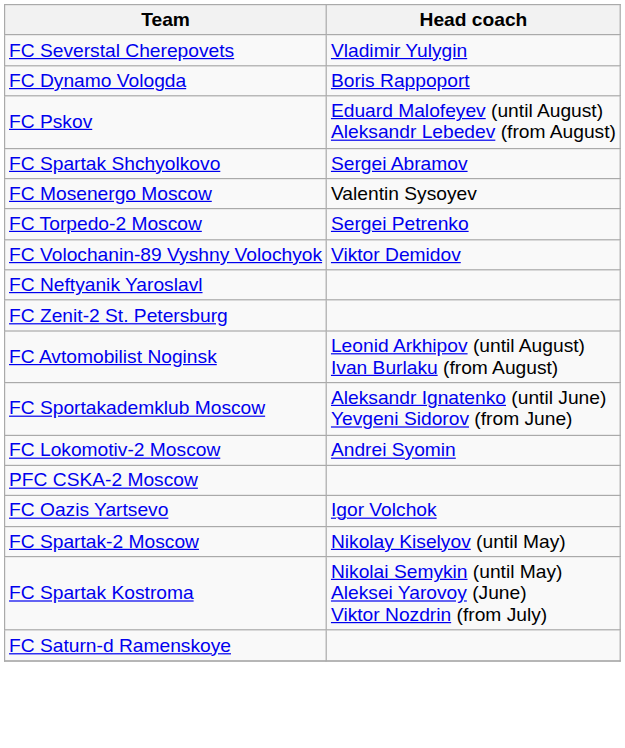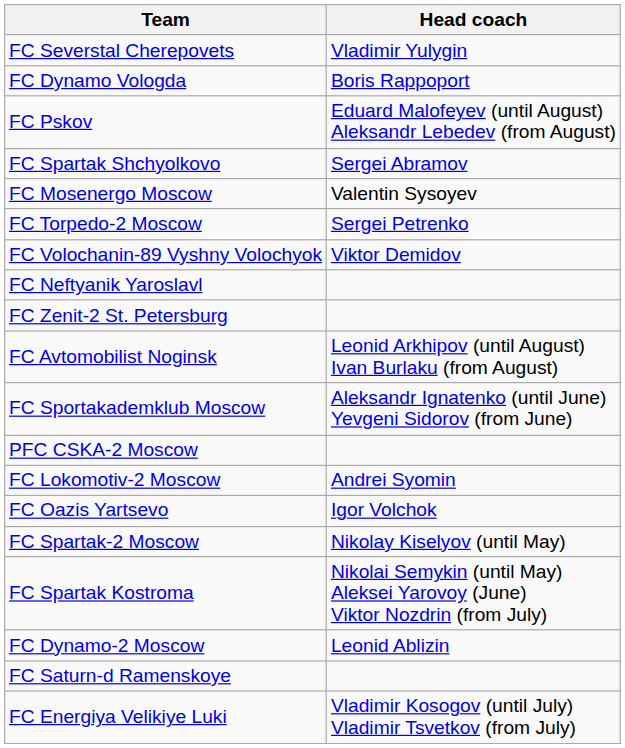rows swapped: (115, 449) <-> (103, 480)
+ row: (107, 645)
+ row: (118, 717)
